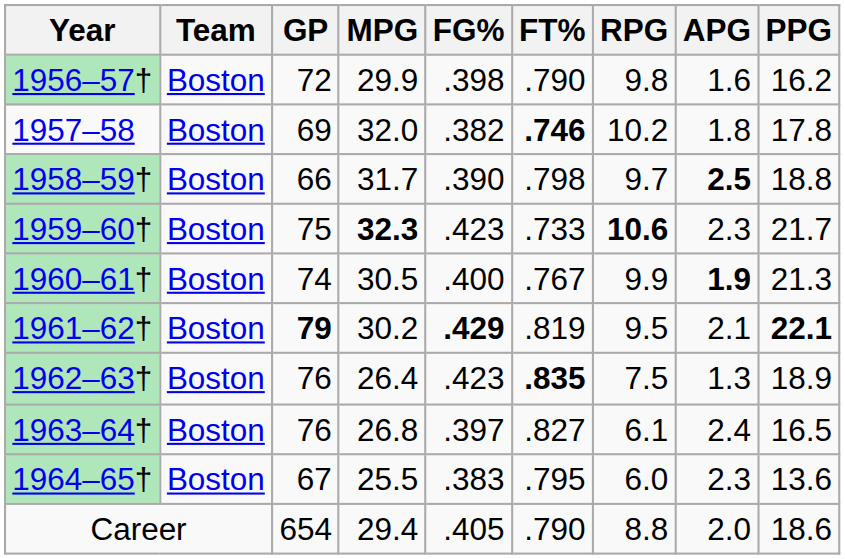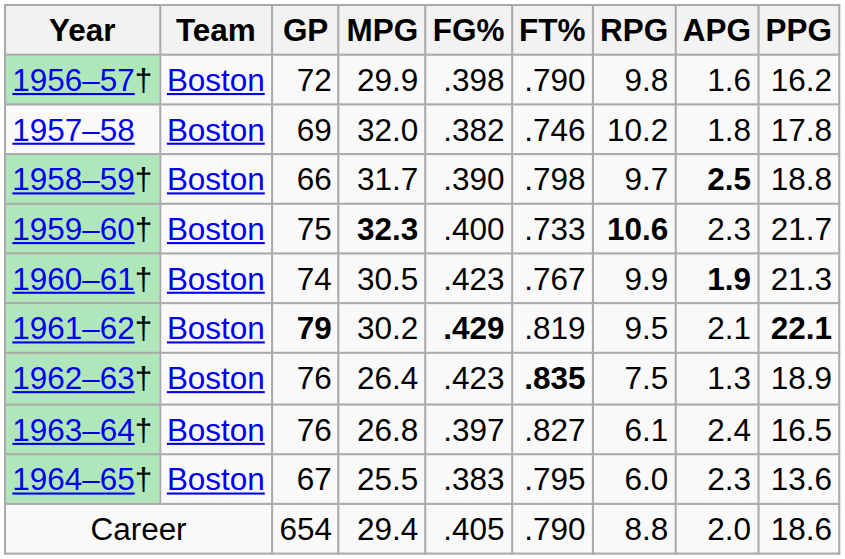(555, 130) bold -> (555, 130) normal
(474, 229) .423 -> (474, 229) .400
(474, 279) .400 -> (474, 279) .423
